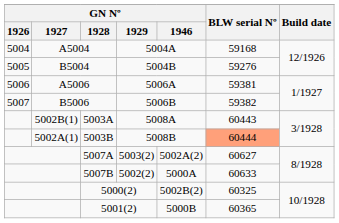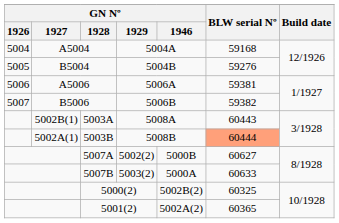(137, 155) 5003(2) -> (137, 155) 5002(2)
(181, 155) 5002A(2) -> (181, 155) 5000B
(137, 173) 5002(2) -> (137, 173) 5003(2)
(181, 208) 5000B -> (181, 208) 5002A(2)
